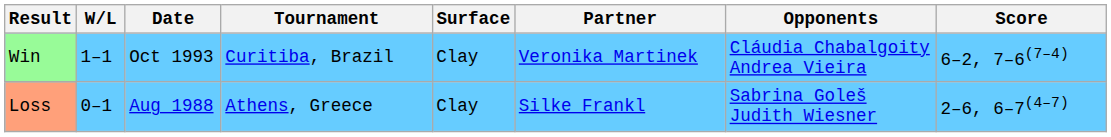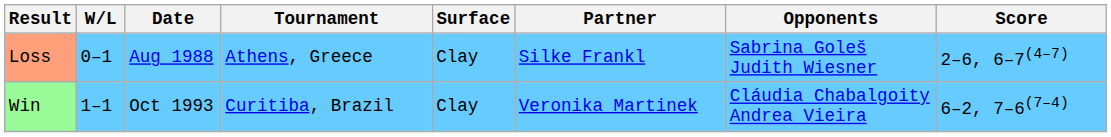rows swapped: (30, 107) <-> (25, 58)
